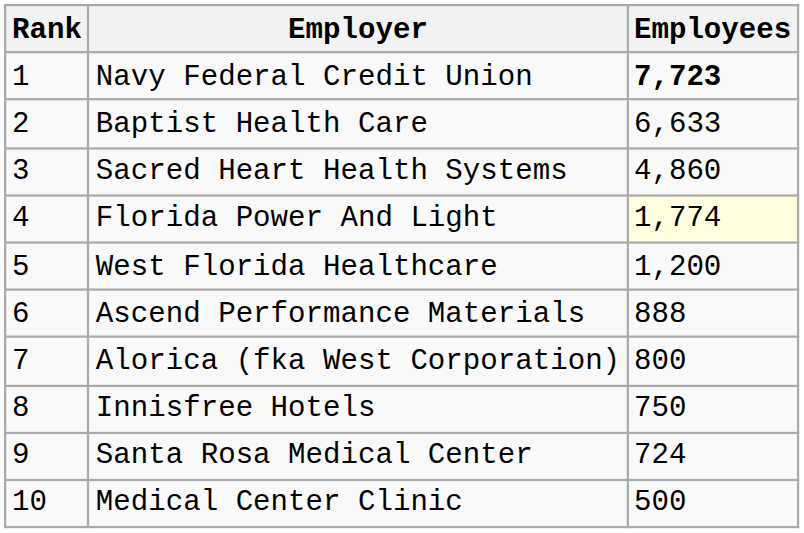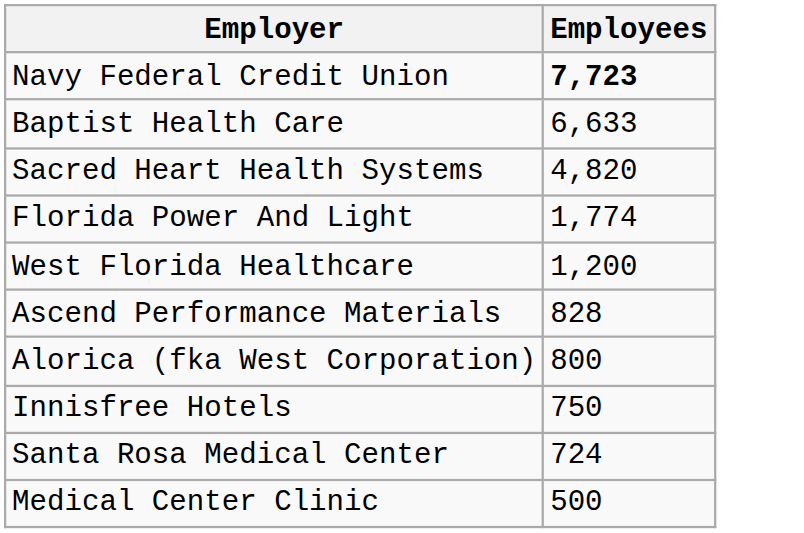- column: (47, 29)
(678, 171) 4,860 -> (594, 171) 4,820
(678, 219) lightyellow background -> (594, 219) no background
(660, 314) 888 -> (576, 314) 828
